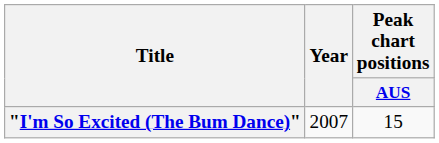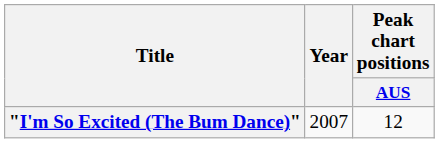(393, 121) 15 -> (393, 121) 12
